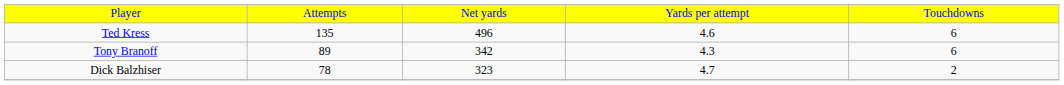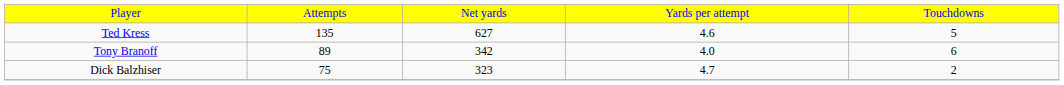(484, 32) 496 -> (484, 32) 627
(954, 32) 6 -> (954, 32) 5
(707, 51) 4.3 -> (707, 51) 4.0
(325, 70) 78 -> (325, 70) 75
